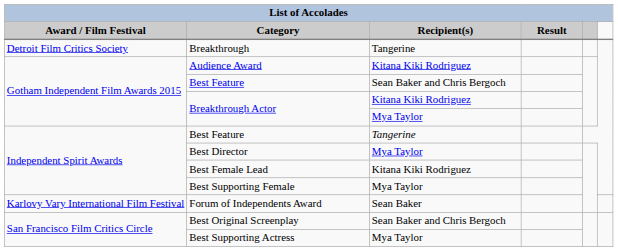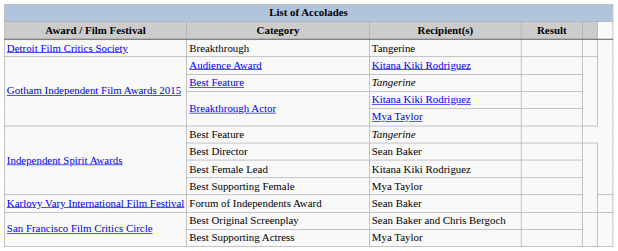(439, 82) Sean Baker and Chris Bergoch -> (394, 82) Tangerine
(397, 151) Mya Taylor -> (397, 151) Sean Baker
